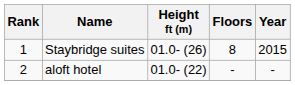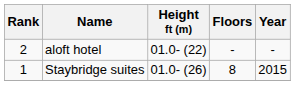rows swapped: (95, 49) <-> (73, 70)
